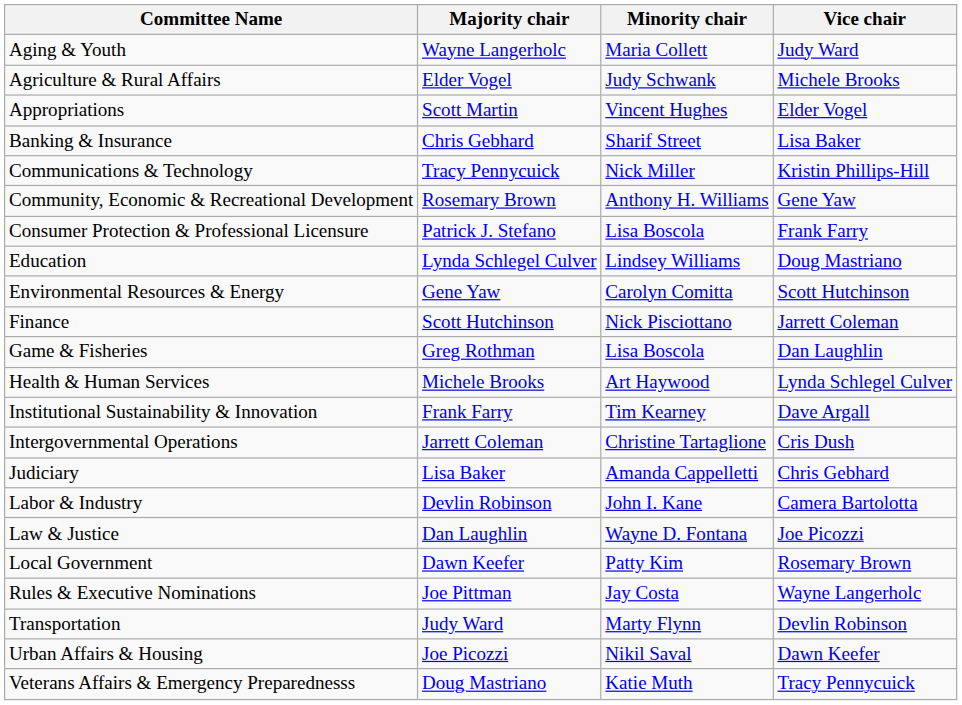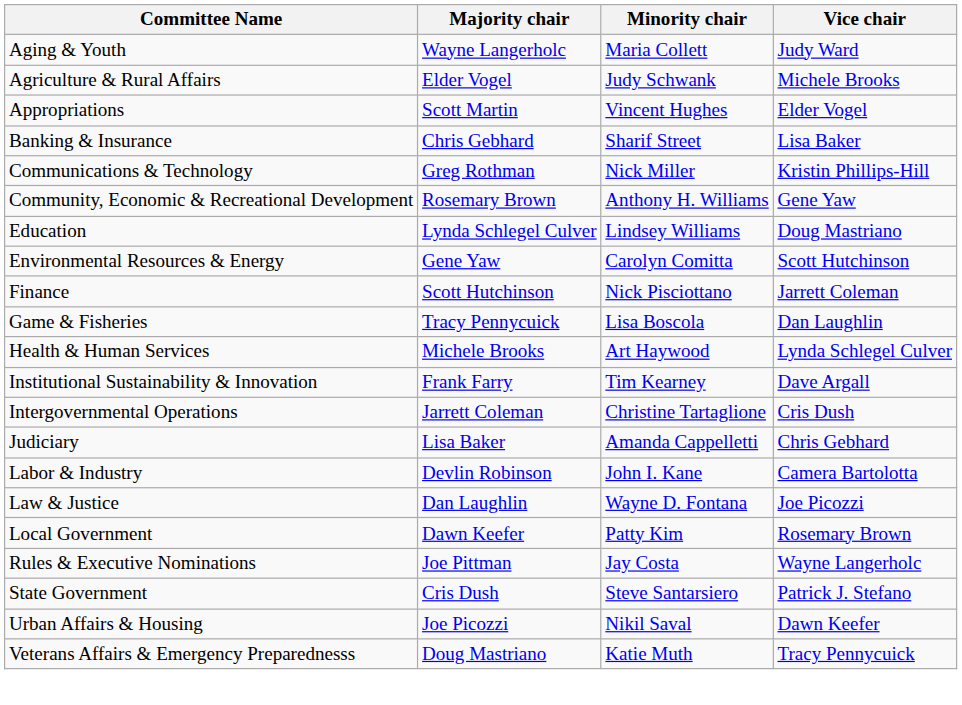(491, 170) Tracy Pennycuick -> (478, 170) Greg Rothman
- row: (189, 230)
(478, 351) Greg Rothman -> (491, 321) Tracy Pennycuick
+ row: (78, 593)
- row: (65, 623)
